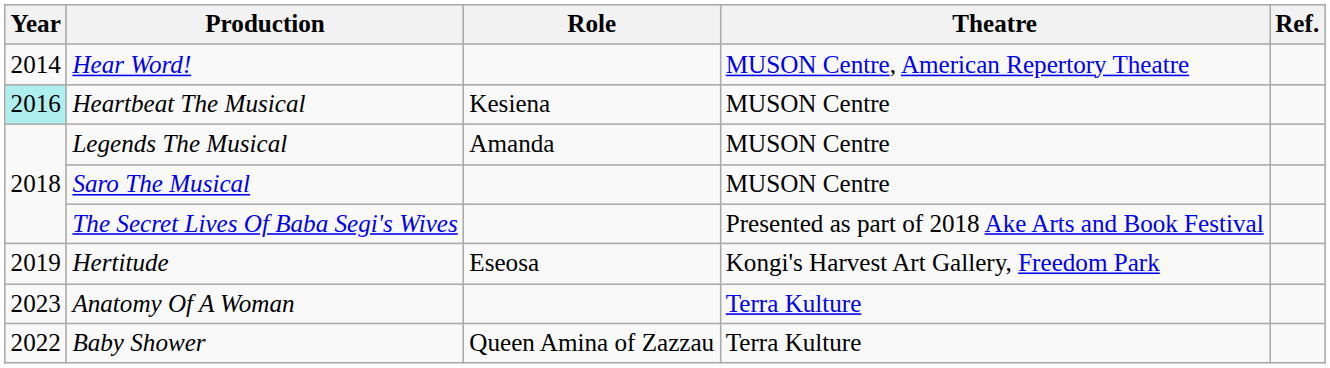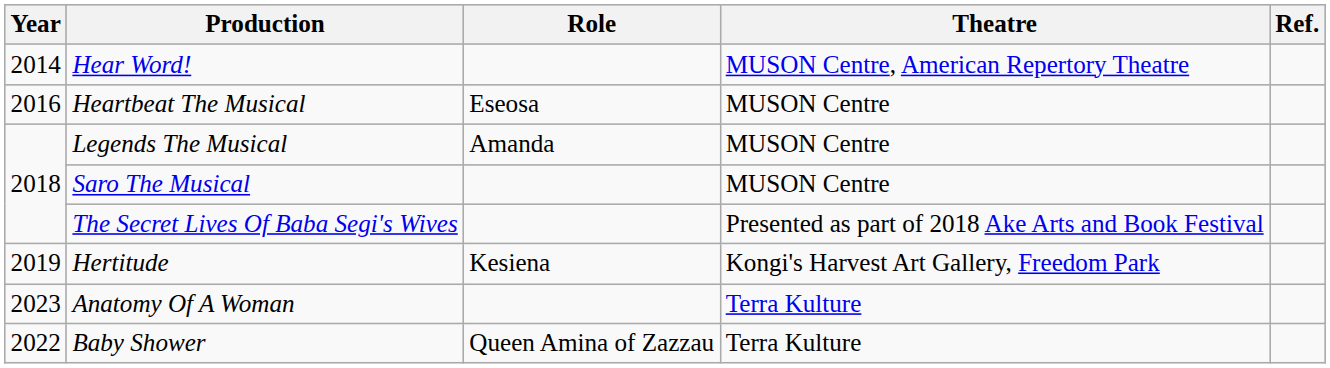(36, 104) paleturquoise background -> (36, 104) no background
(510, 104) Kesiena -> (504, 104) Eseosa
(504, 263) Eseosa -> (510, 263) Kesiena
